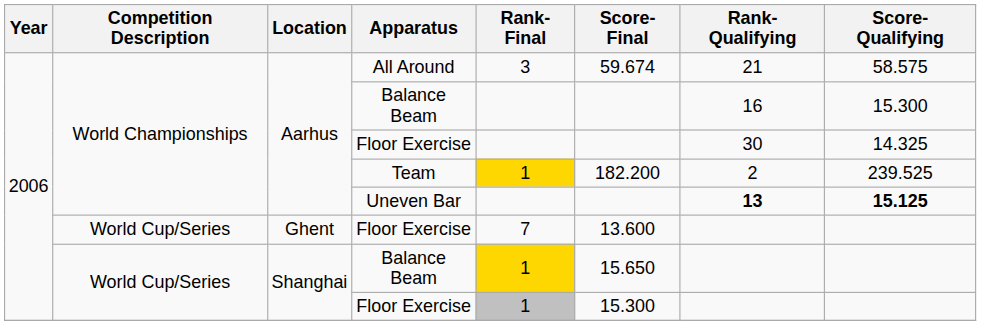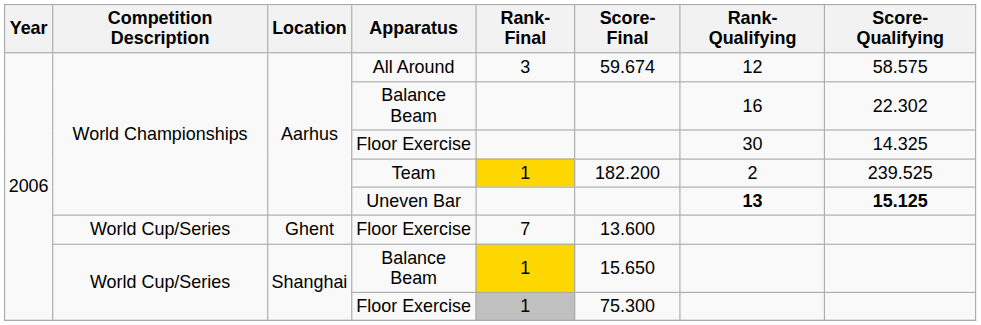(753, 67) 21 -> (753, 67) 12
(900, 105) 15.300 -> (900, 105) 22.302
(628, 306) 15.300 -> (628, 306) 75.300
